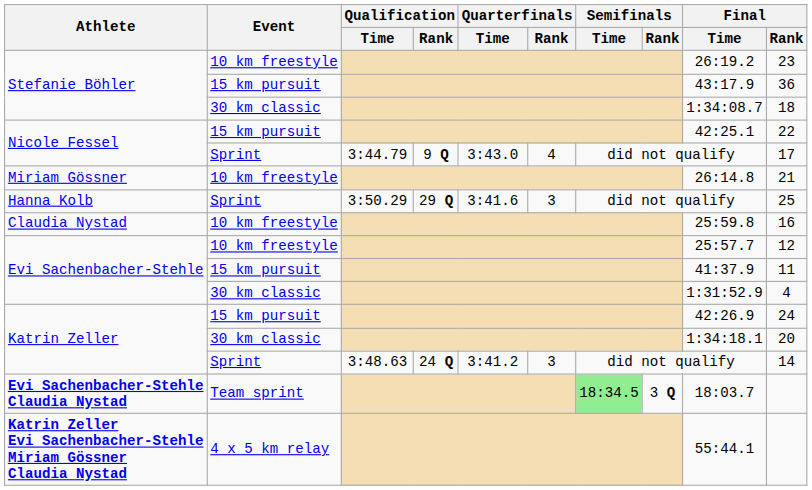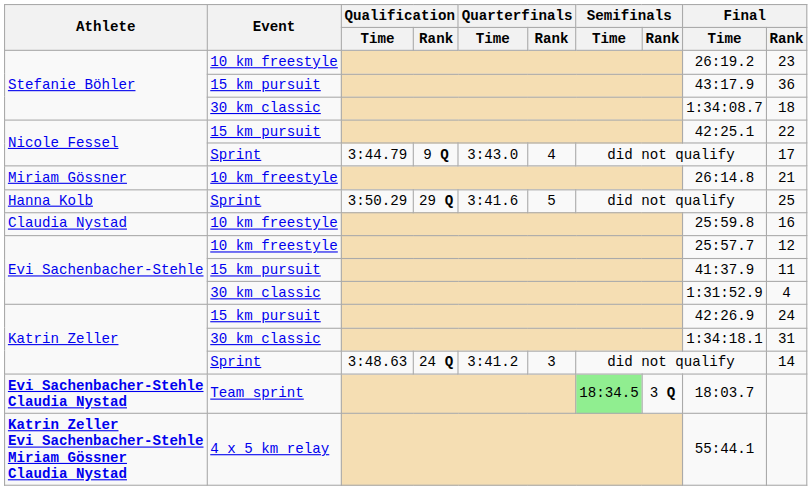(552, 201) 3 -> (552, 201) 5
(786, 339) 20 -> (786, 339) 31
